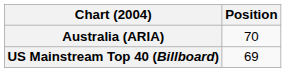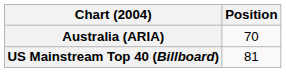(251, 57) 69 -> (251, 57) 81
